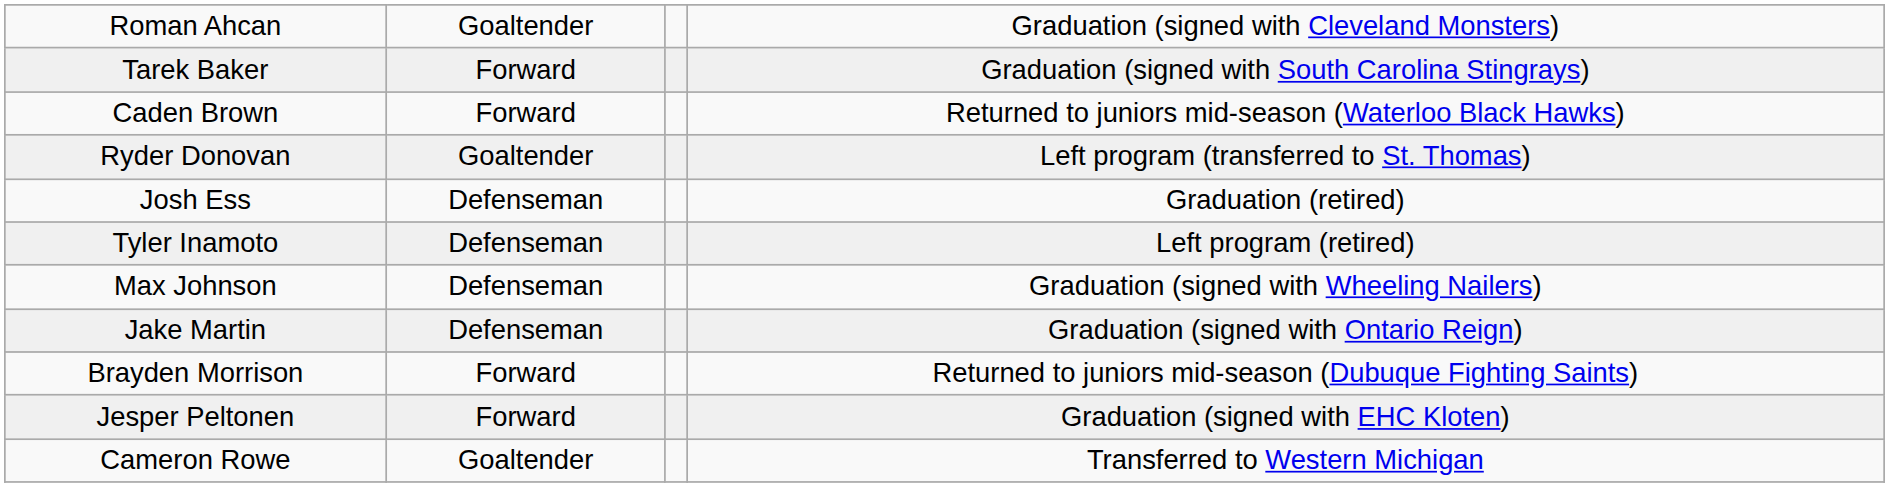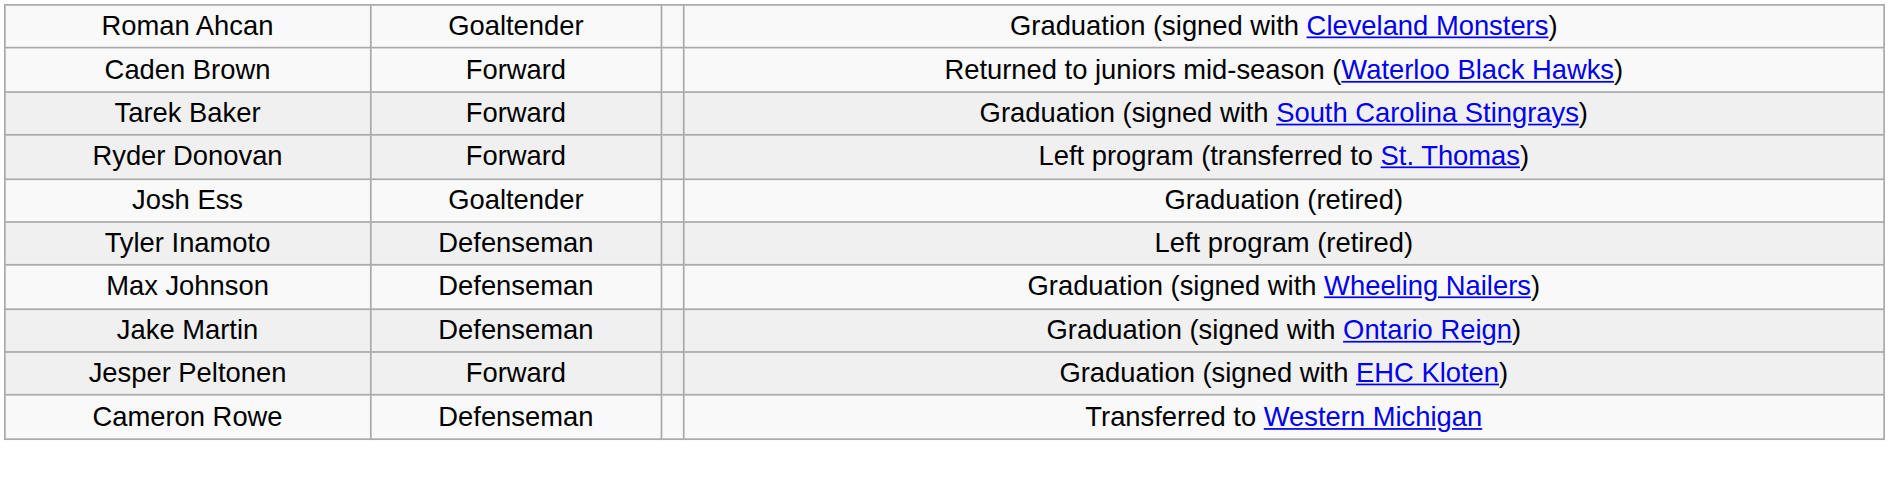rows swapped: (195, 69) <-> (195, 112)
(526, 156) Goaltender -> (516, 156) Forward
(526, 199) Defenseman -> (516, 199) Goaltender
- row: (195, 373)
(526, 460) Goaltender -> (516, 416) Defenseman
